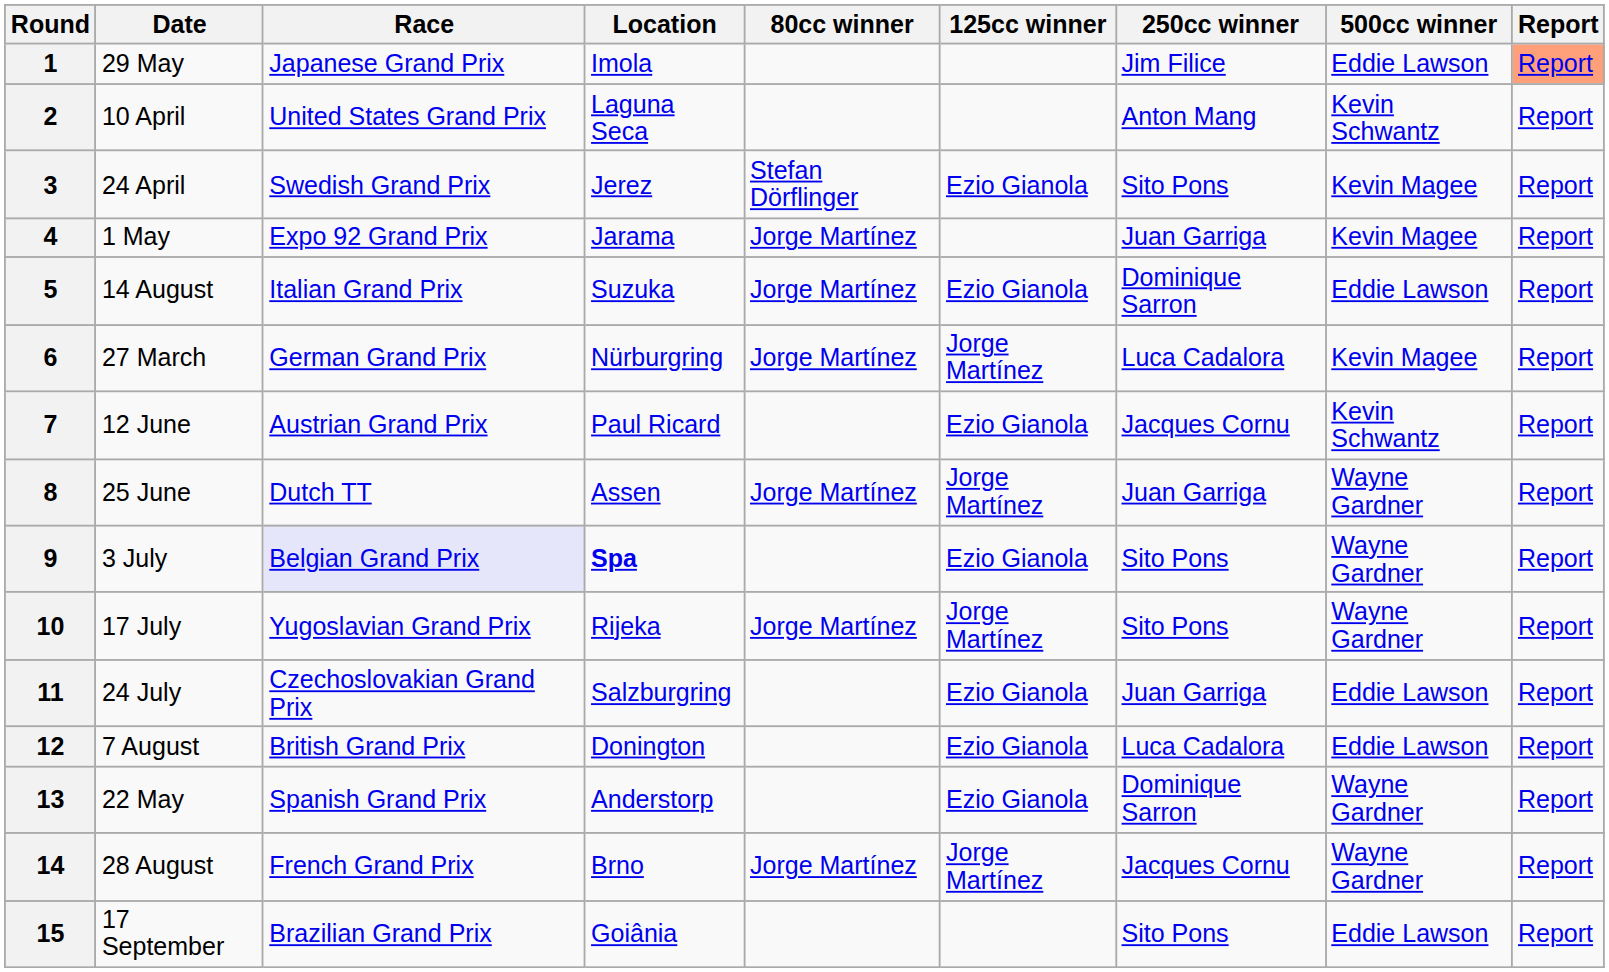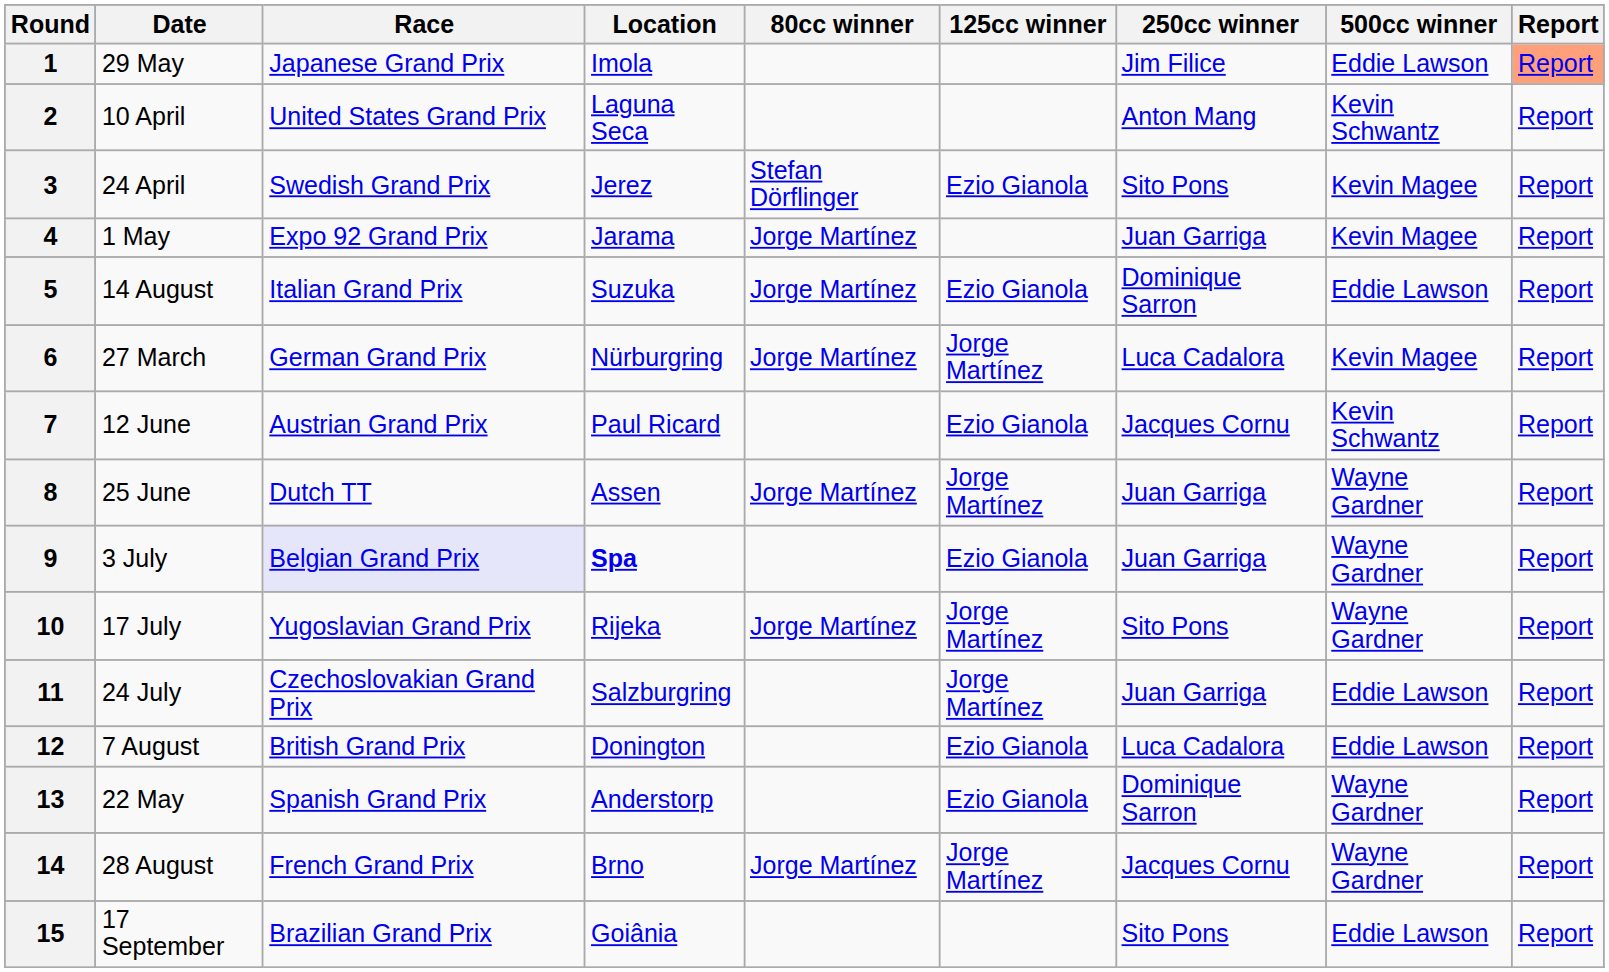(1175, 559) Sito Pons -> (1194, 559) Juan Garriga
(1017, 693) Ezio Gianola -> (995, 693) Jorge Martínez
